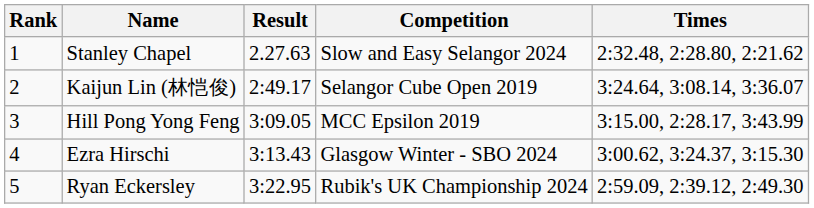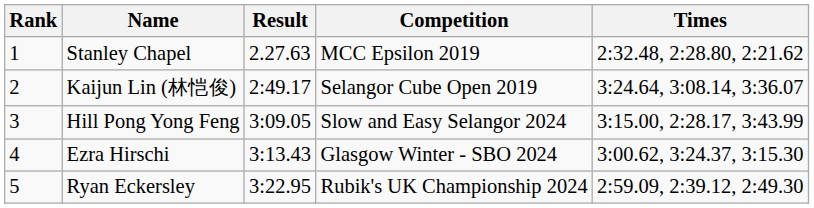(443, 53) Slow and Easy Selangor 2024 -> (400, 53) MCC Epsilon 2019
(400, 122) MCC Epsilon 2019 -> (443, 122) Slow and Easy Selangor 2024
